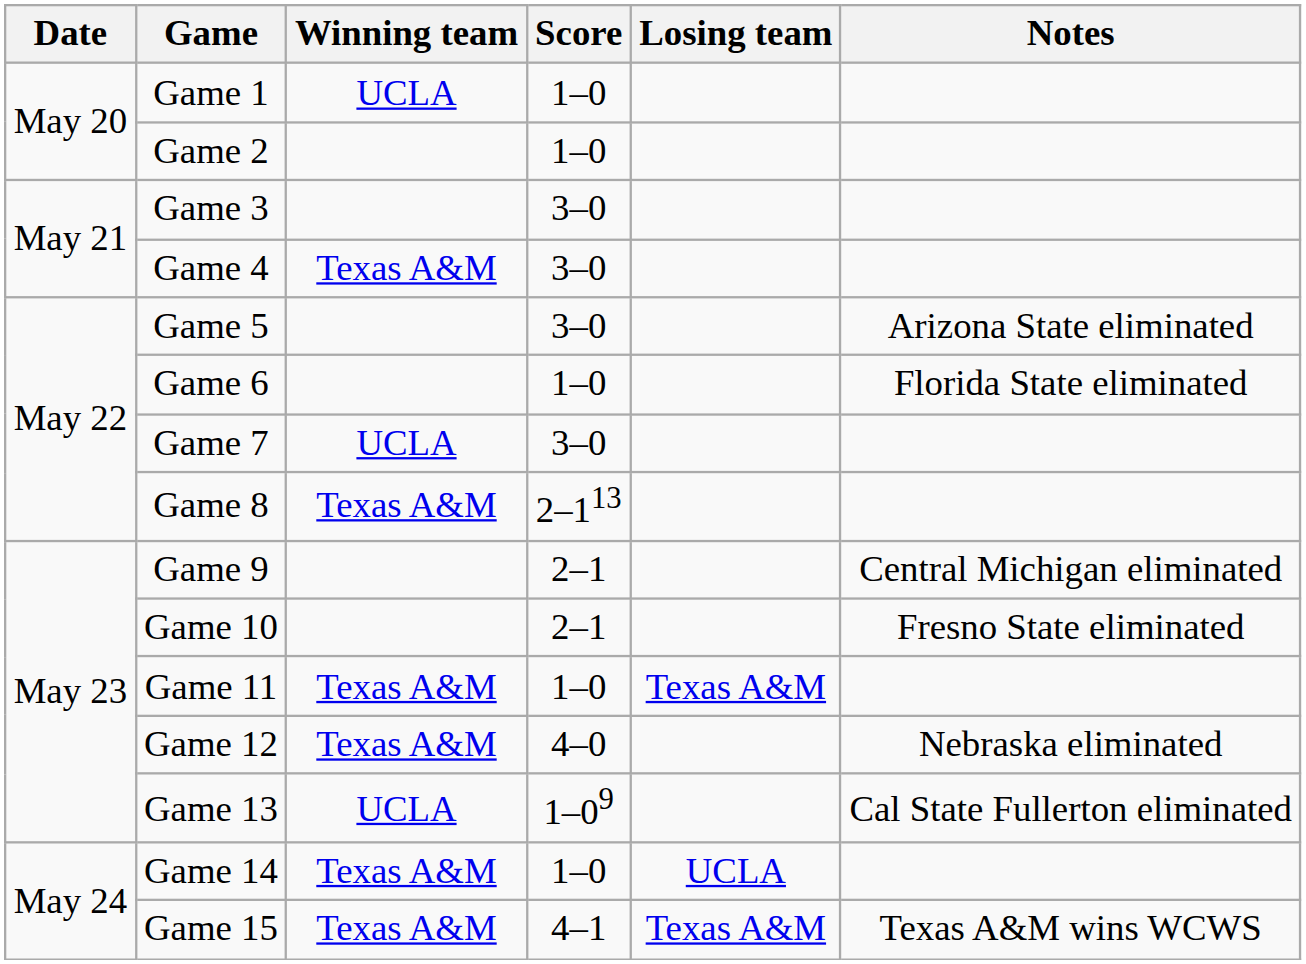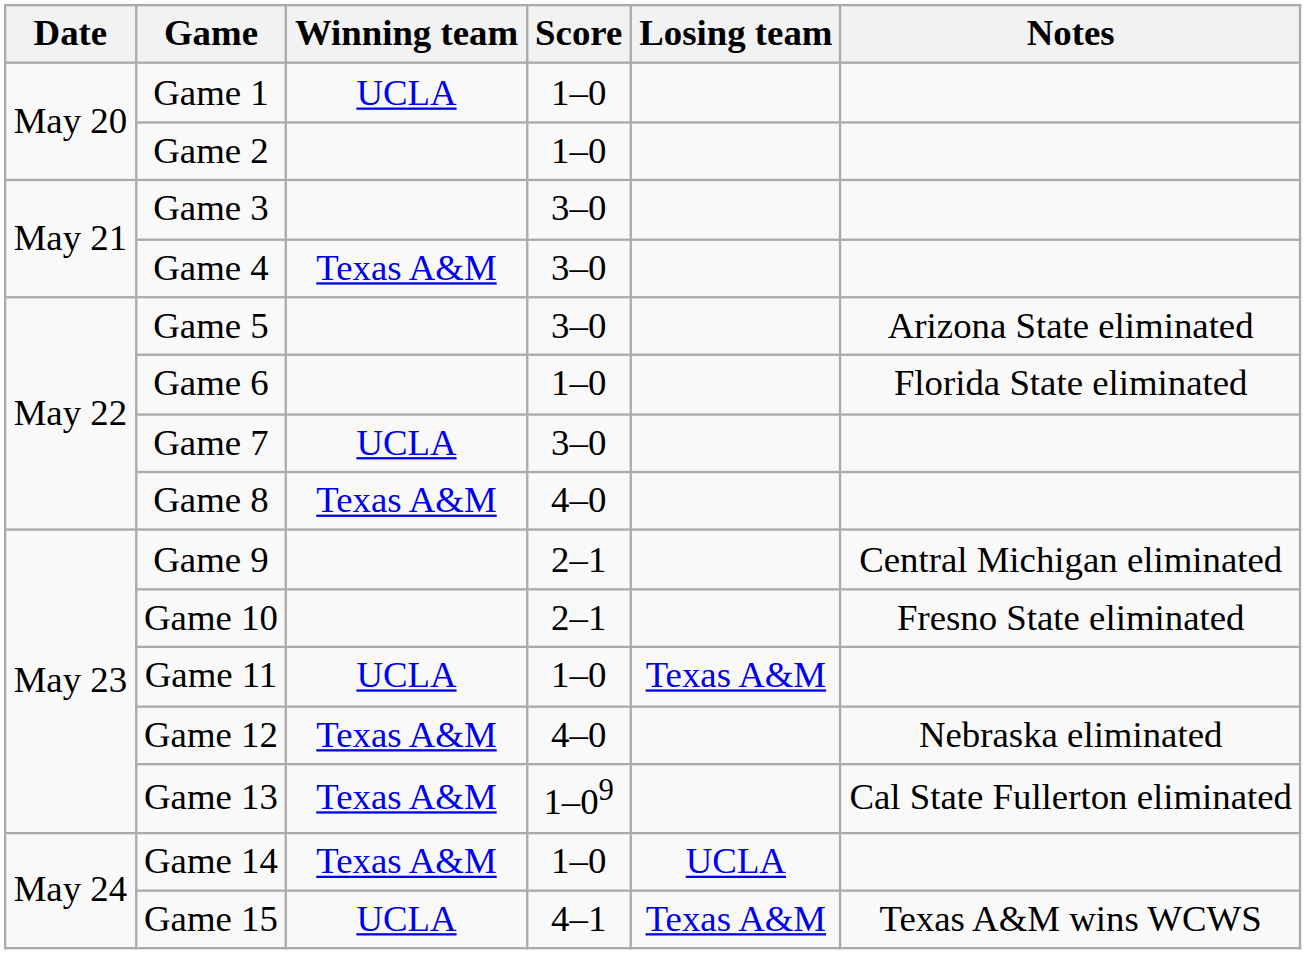(579, 505) 2–113 -> (579, 500) 4–0
(406, 685) Texas A&M -> (406, 675) UCLA
(406, 807) UCLA -> (406, 797) Texas A&M
(406, 929) Texas A&M -> (406, 919) UCLA
